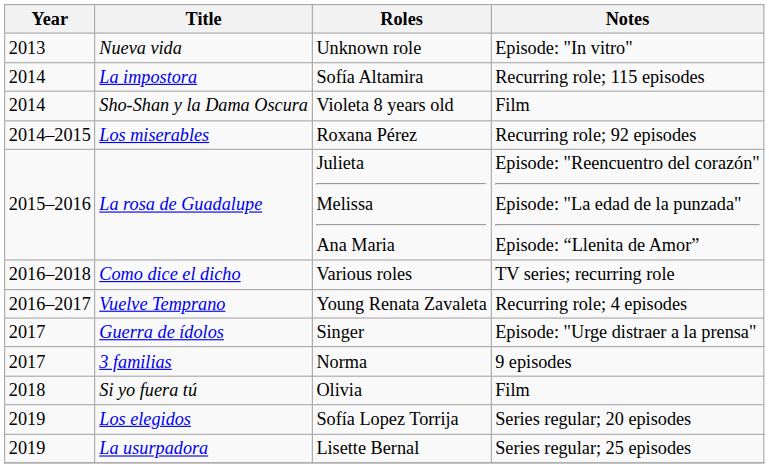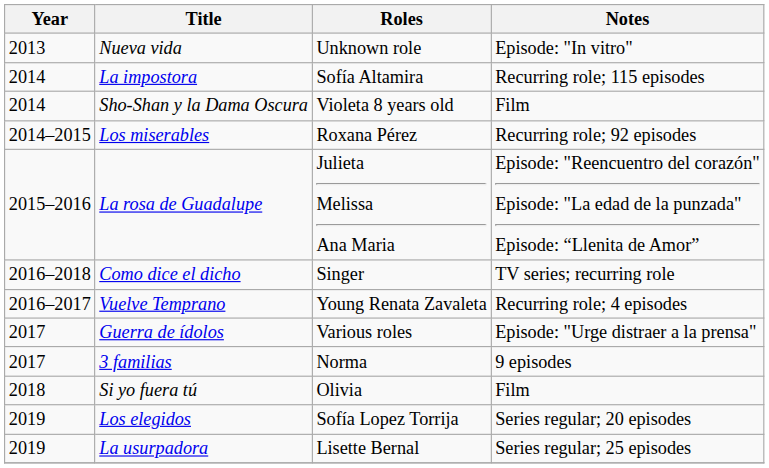(364, 274) Various roles -> (340, 274) Singer
(340, 332) Singer -> (364, 332) Various roles
